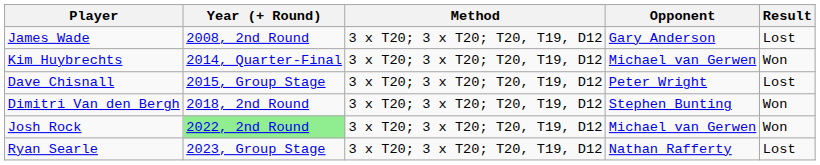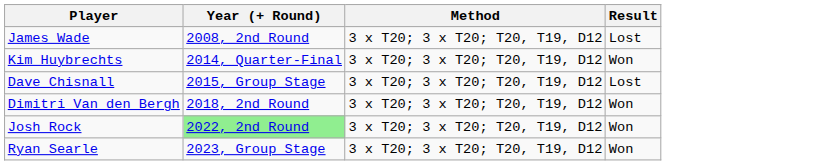- column: (683, 16)
(779, 149) Lost -> (621, 149) Won
